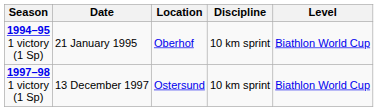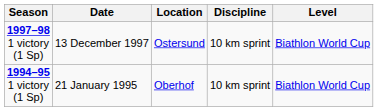rows swapped: (28, 43) <-> (28, 85)
